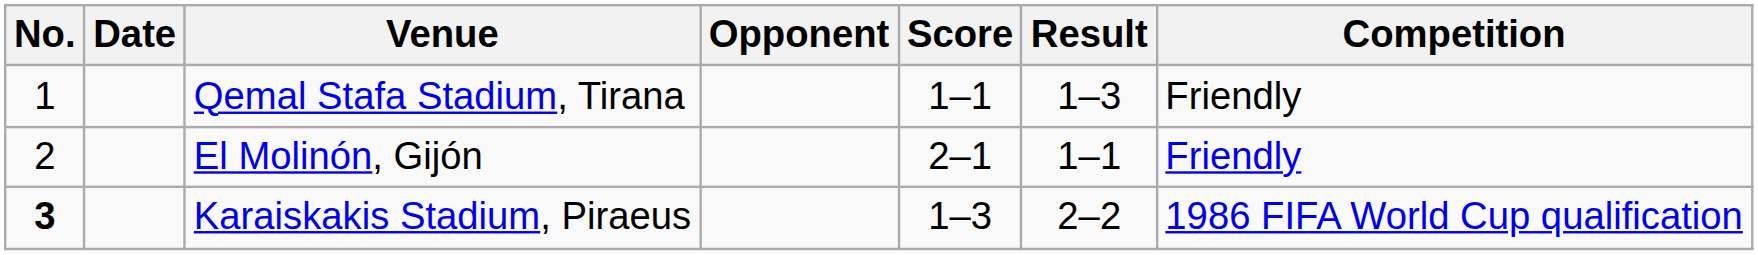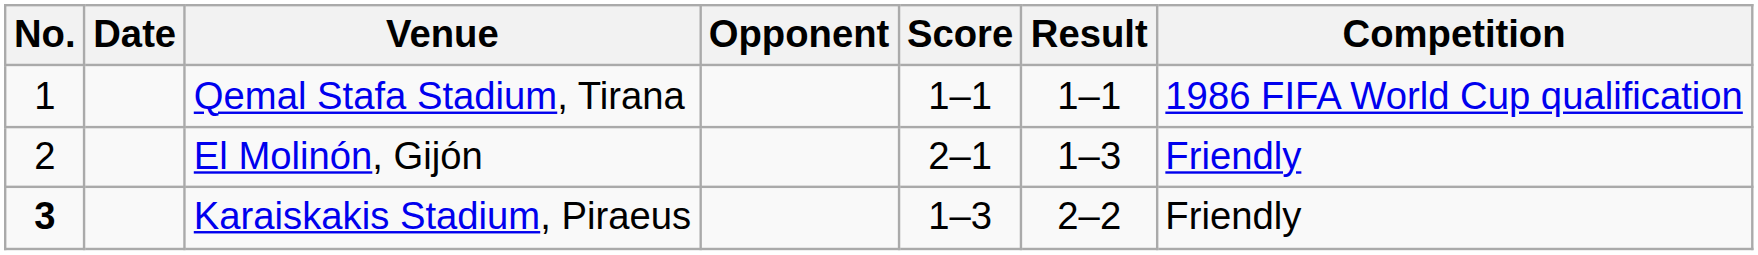(1089, 95) 1–3 -> (1089, 95) 1–1
(1233, 95) Friendly -> (1454, 95) 1986 FIFA World Cup qualification
(1089, 156) 1–1 -> (1089, 156) 1–3
(1454, 216) 1986 FIFA World Cup qualification -> (1233, 216) Friendly
